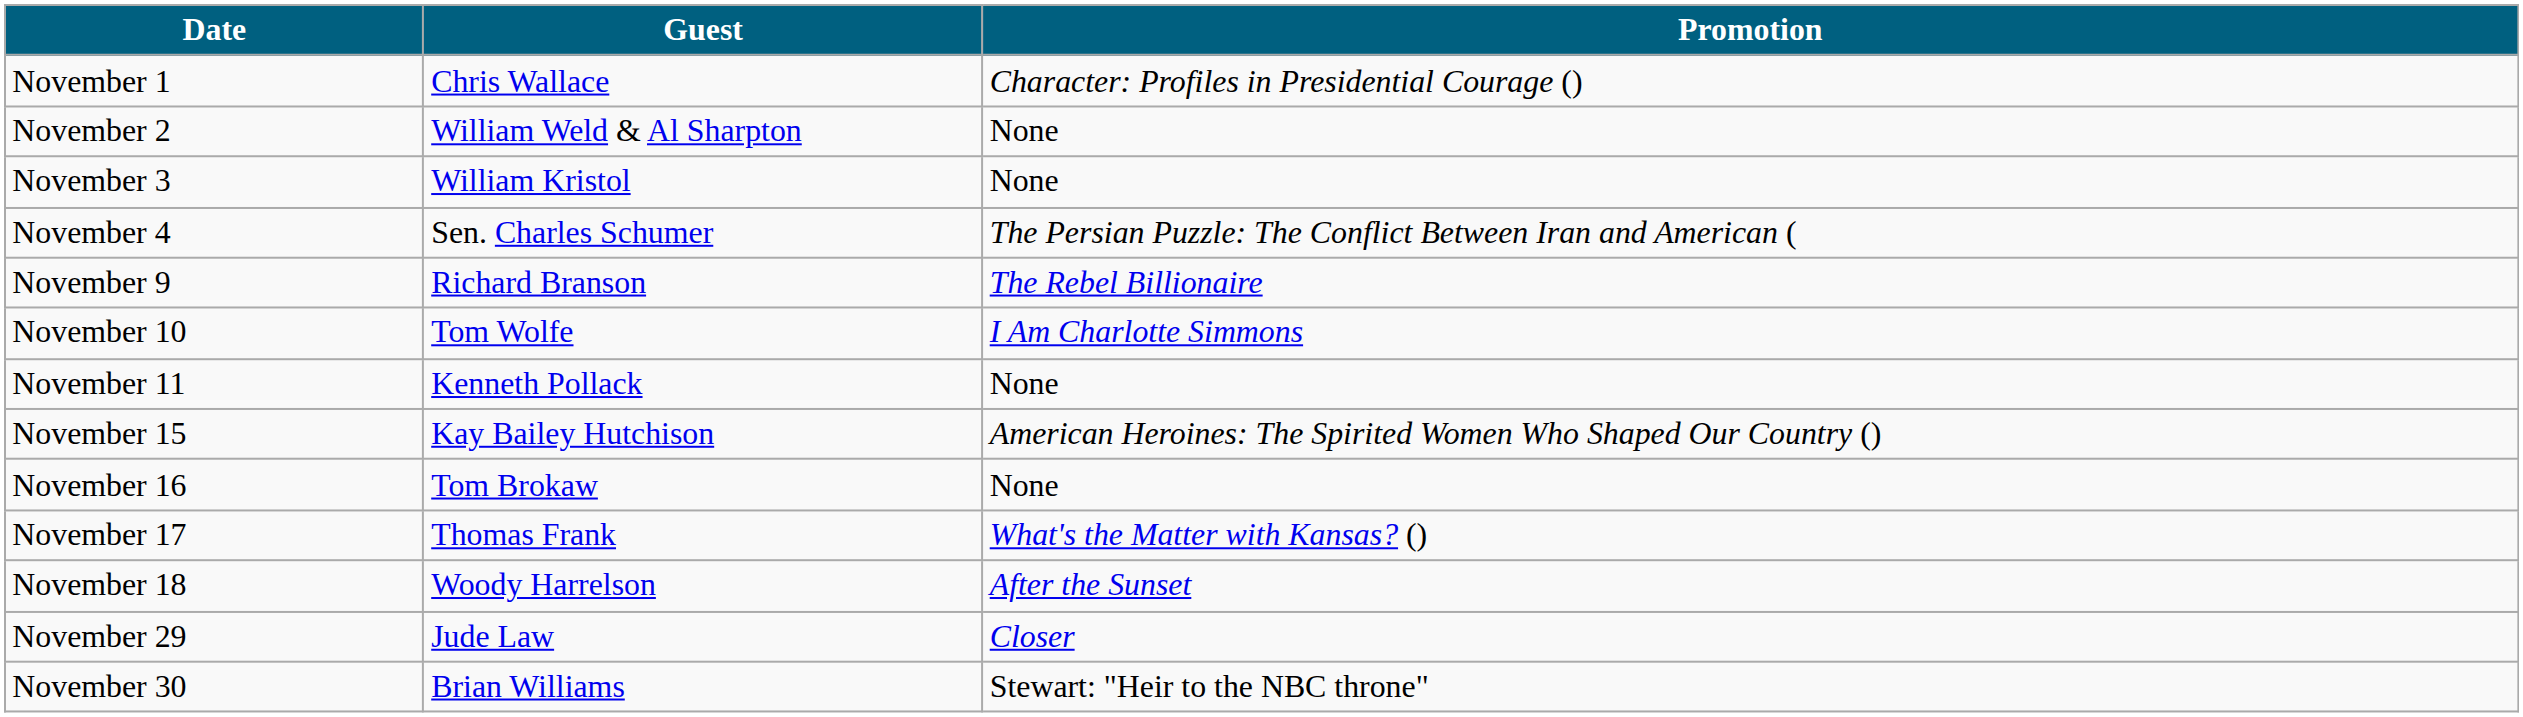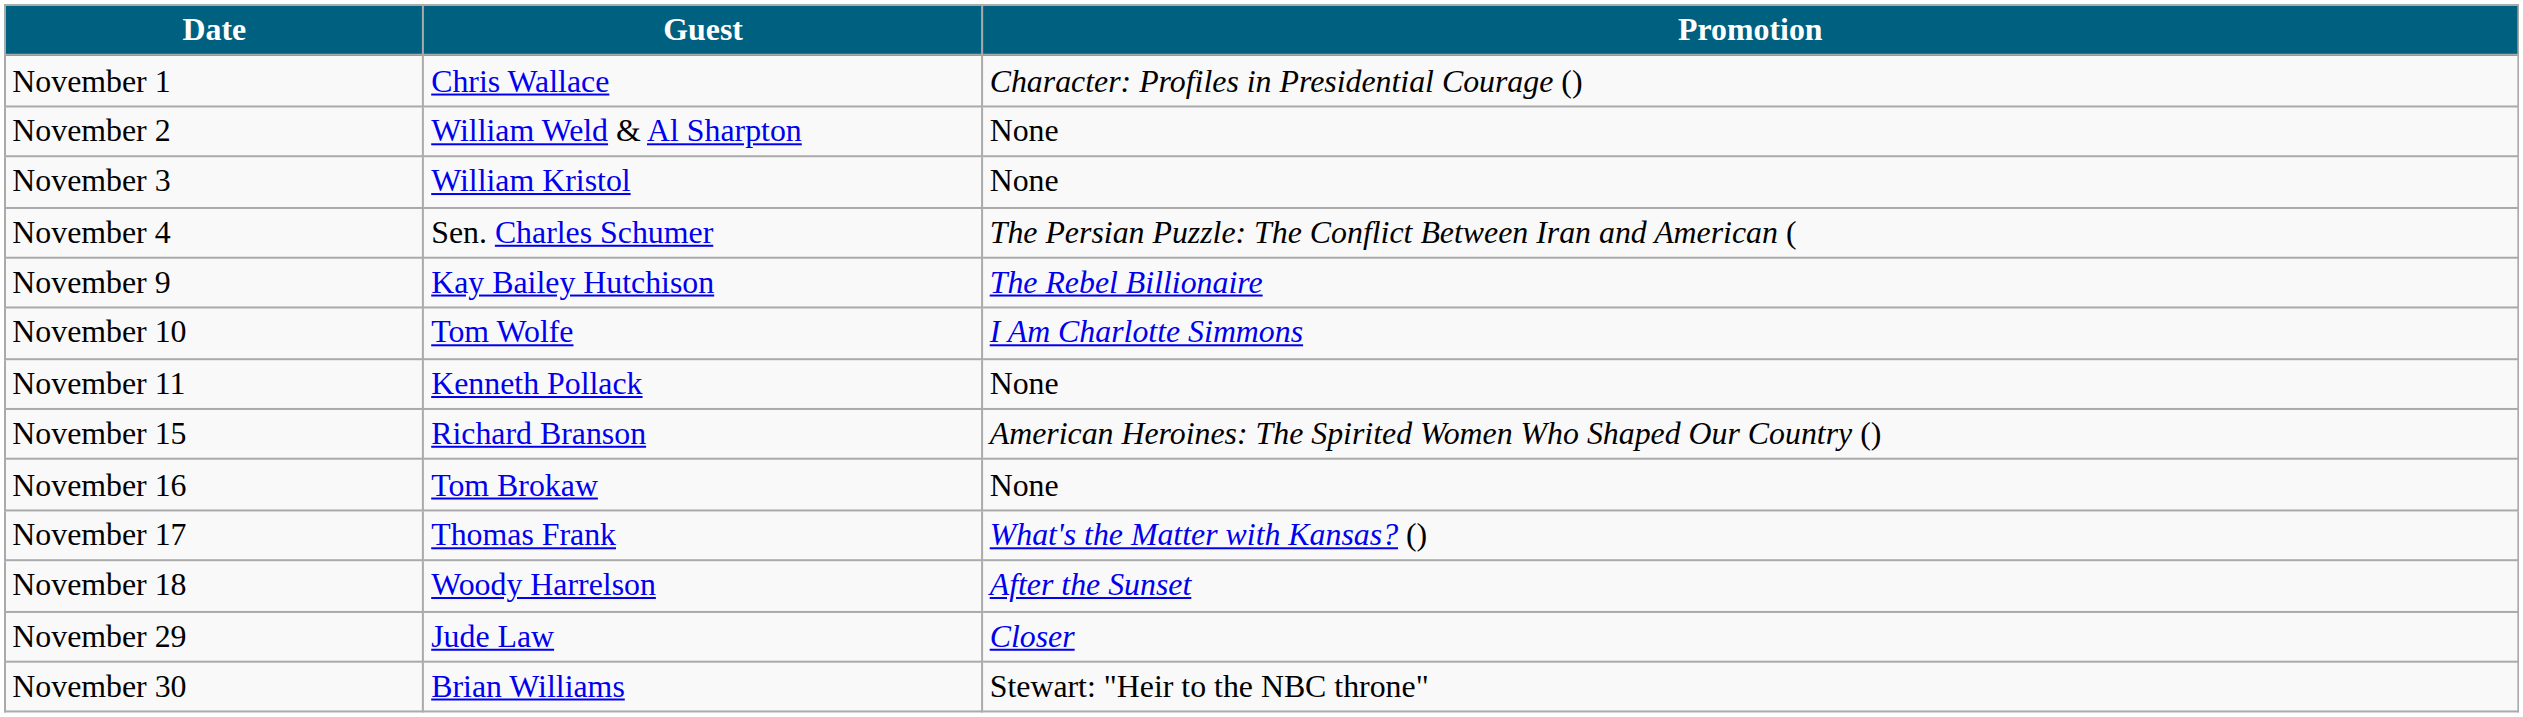(539, 282) Richard Branson -> (573, 282) Kay Bailey Hutchison
(573, 433) Kay Bailey Hutchison -> (539, 433) Richard Branson
